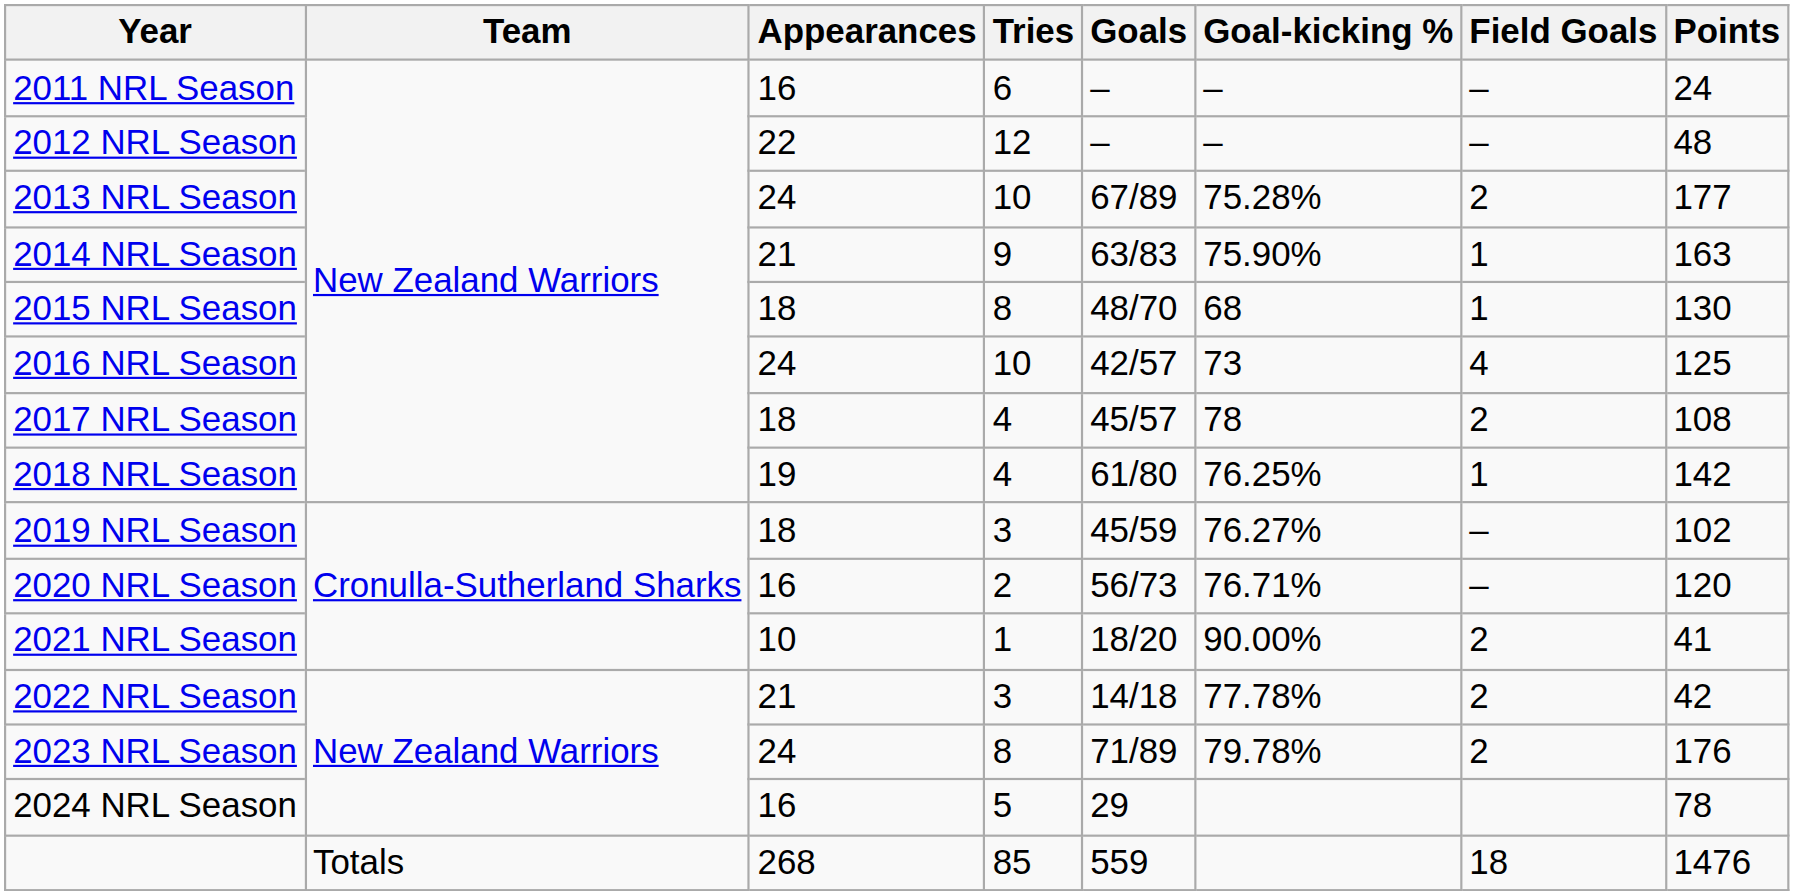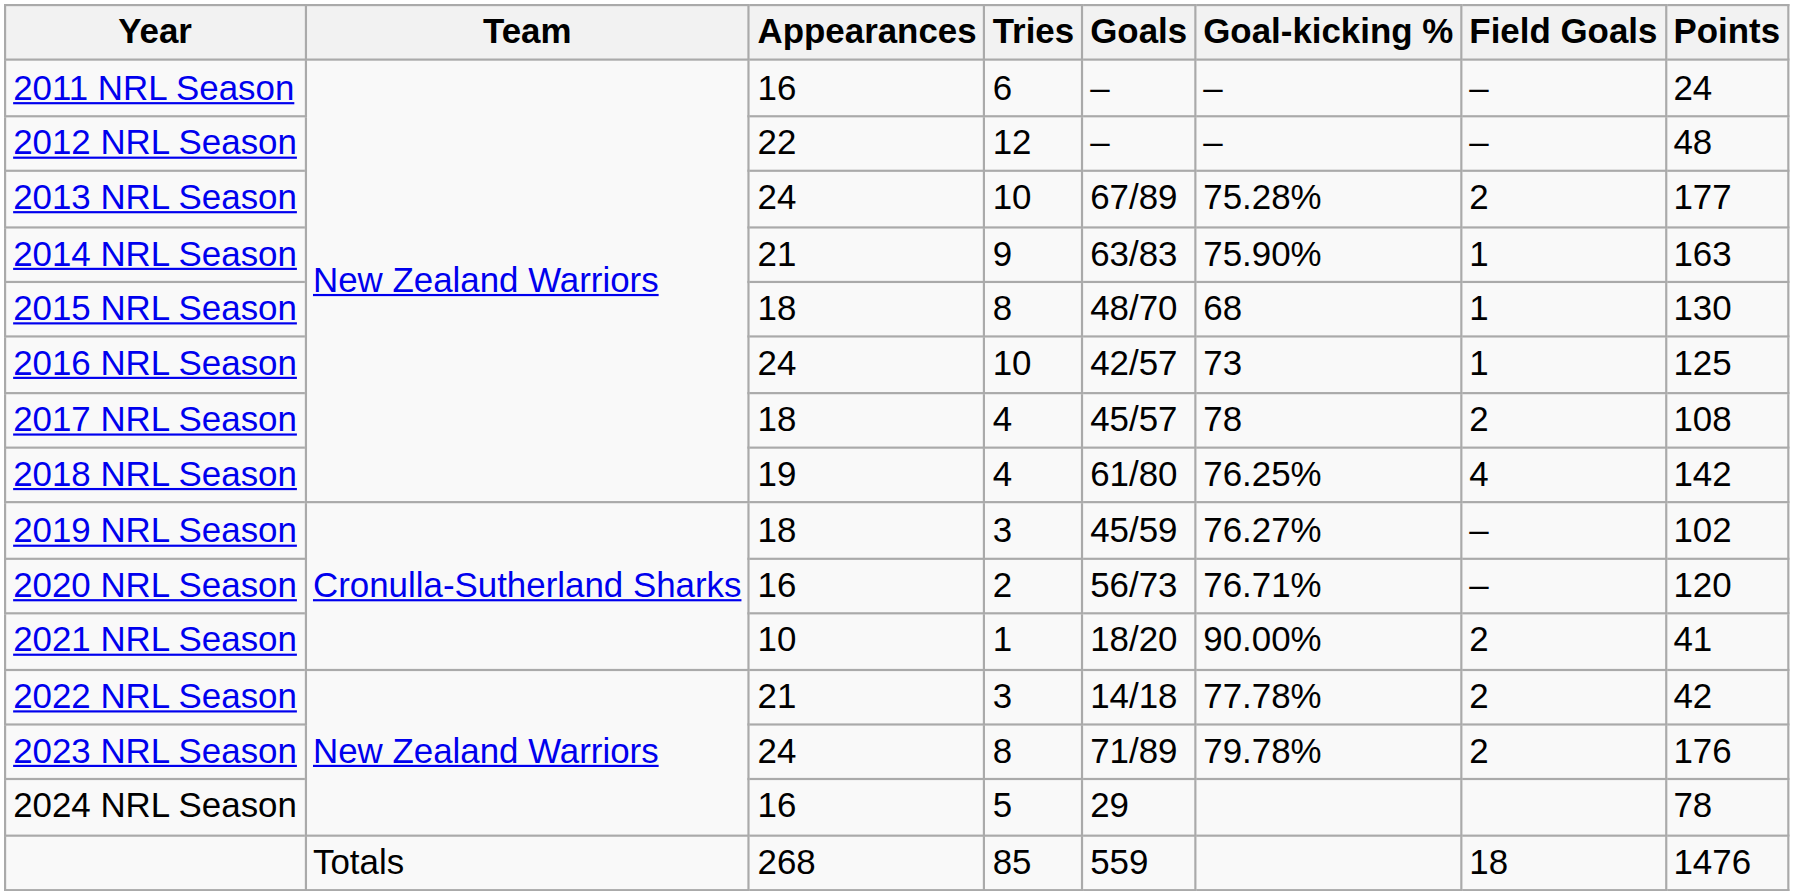(1479, 364) 4 -> (1479, 364) 1
(1479, 474) 1 -> (1479, 474) 4
